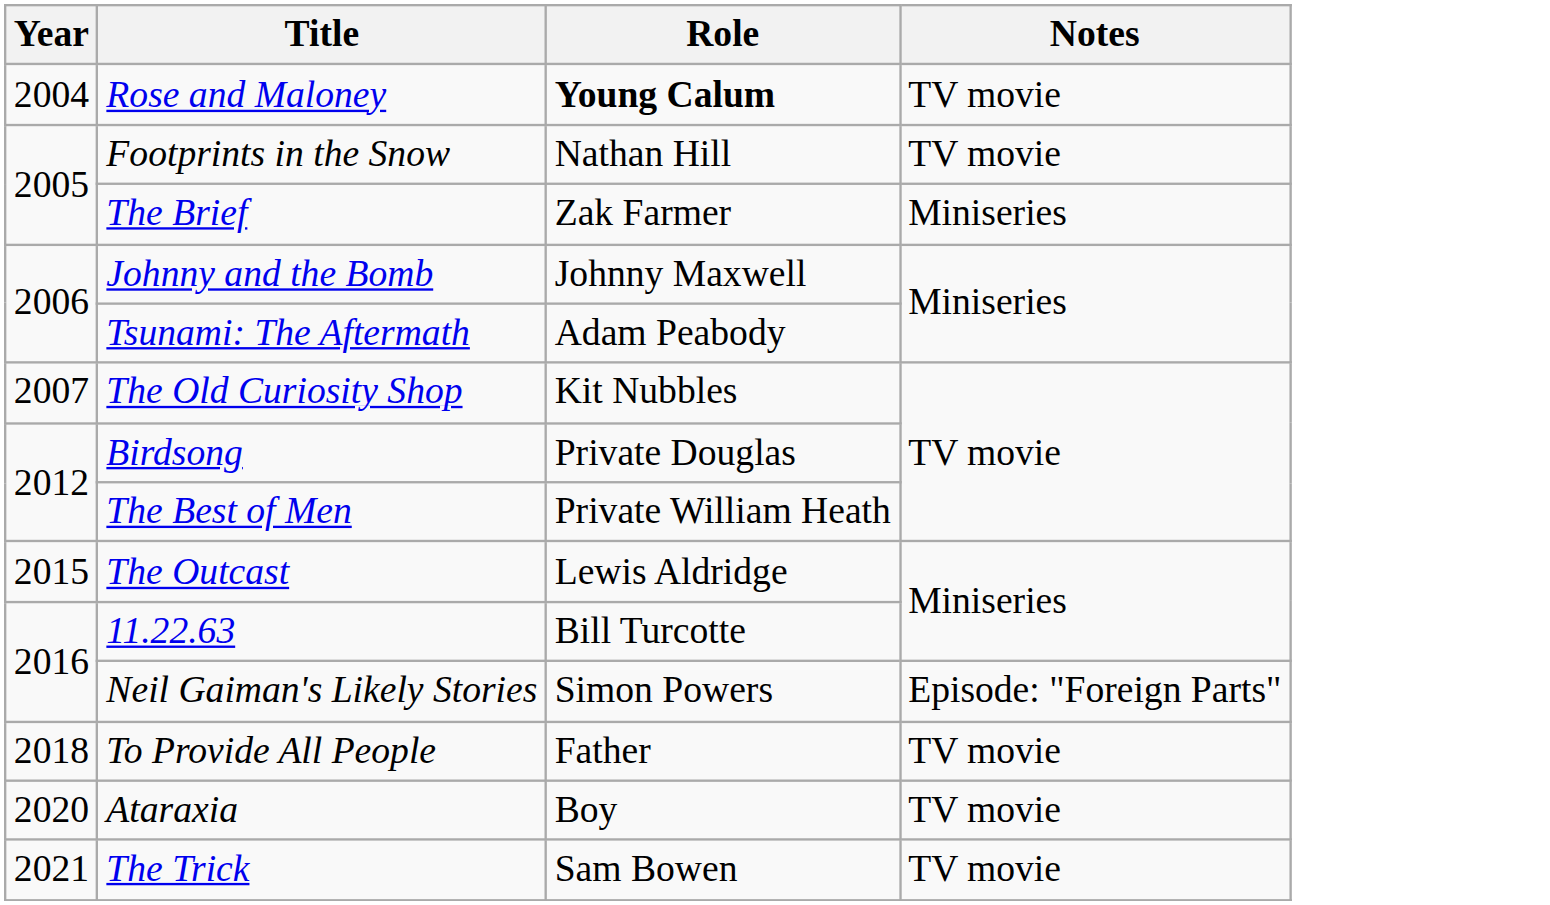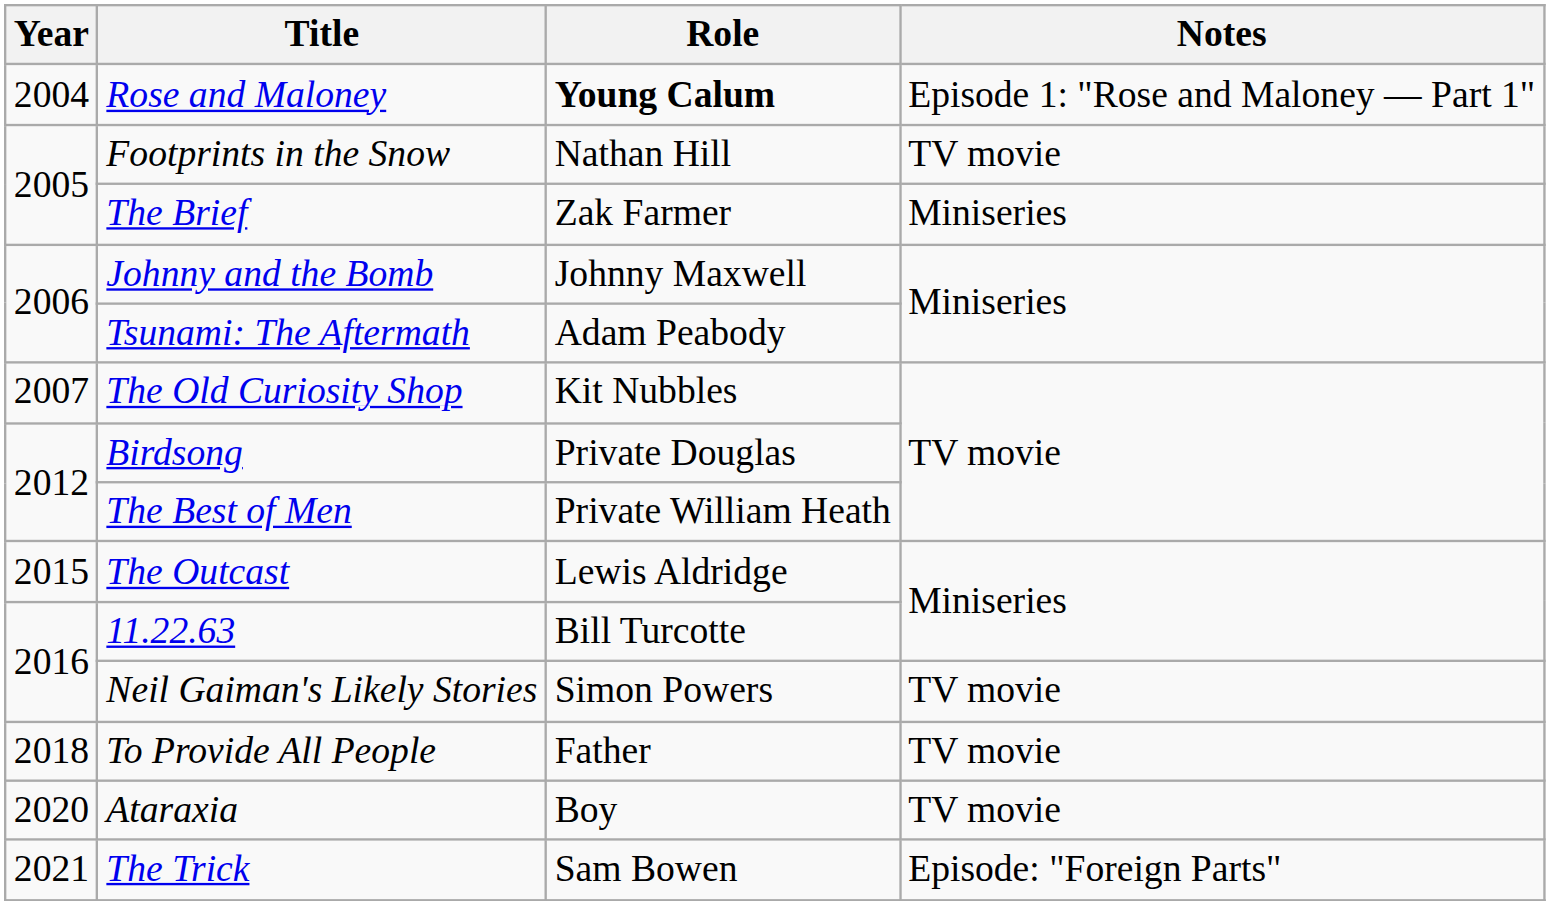(985, 93) TV movie -> (1222, 93) Episode 1: "Rose and Maloney — Part 1"
(1095, 690) Episode: "Foreign Parts" -> (985, 690) TV movie
(985, 869) TV movie -> (1095, 869) Episode: "Foreign Parts"
